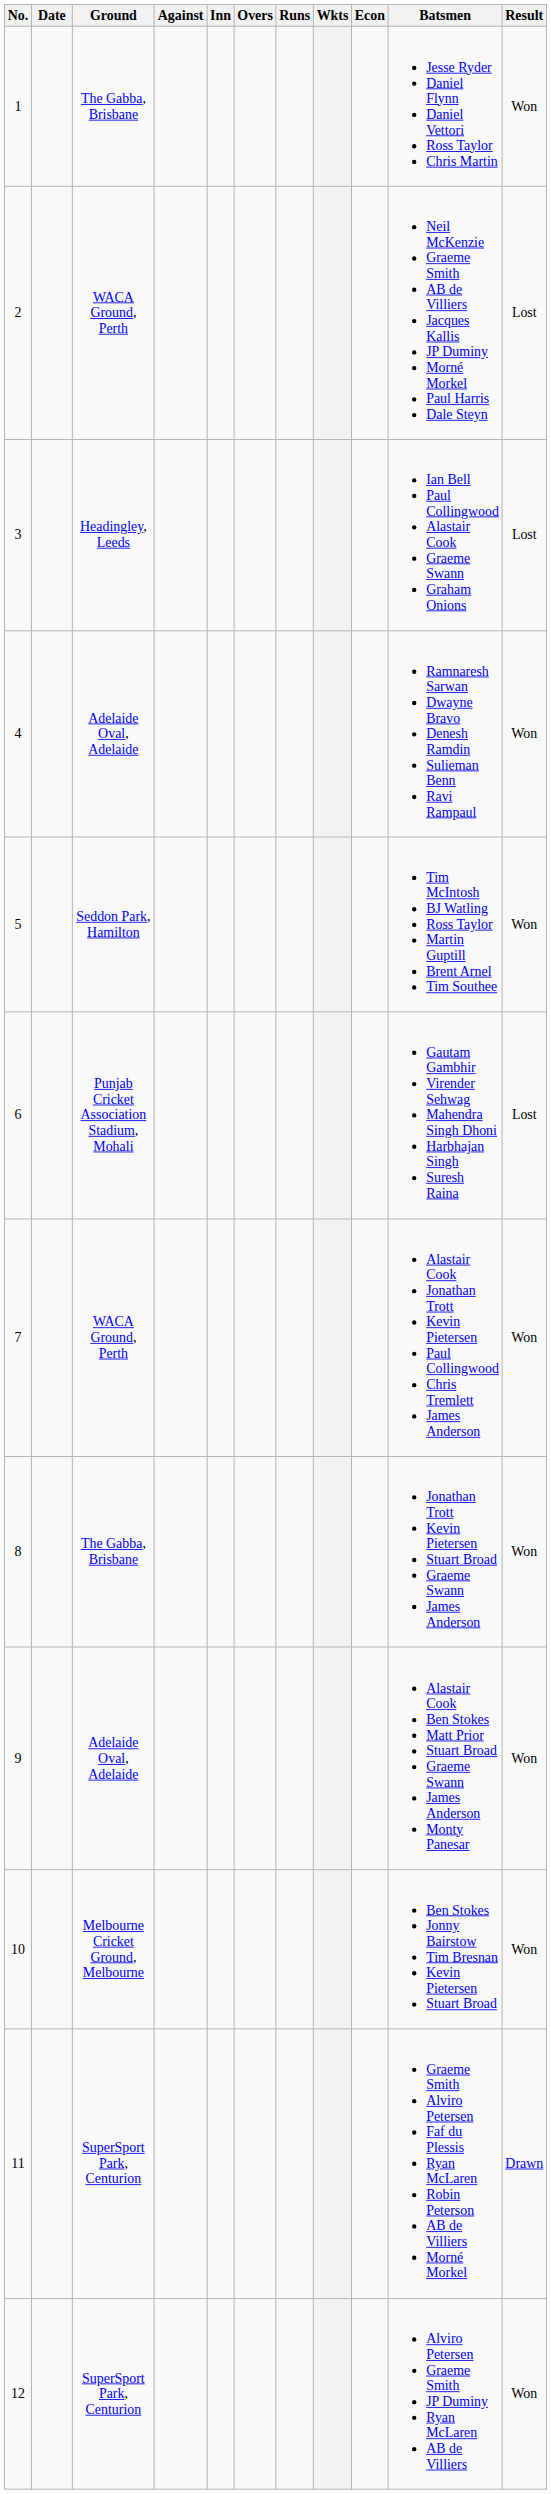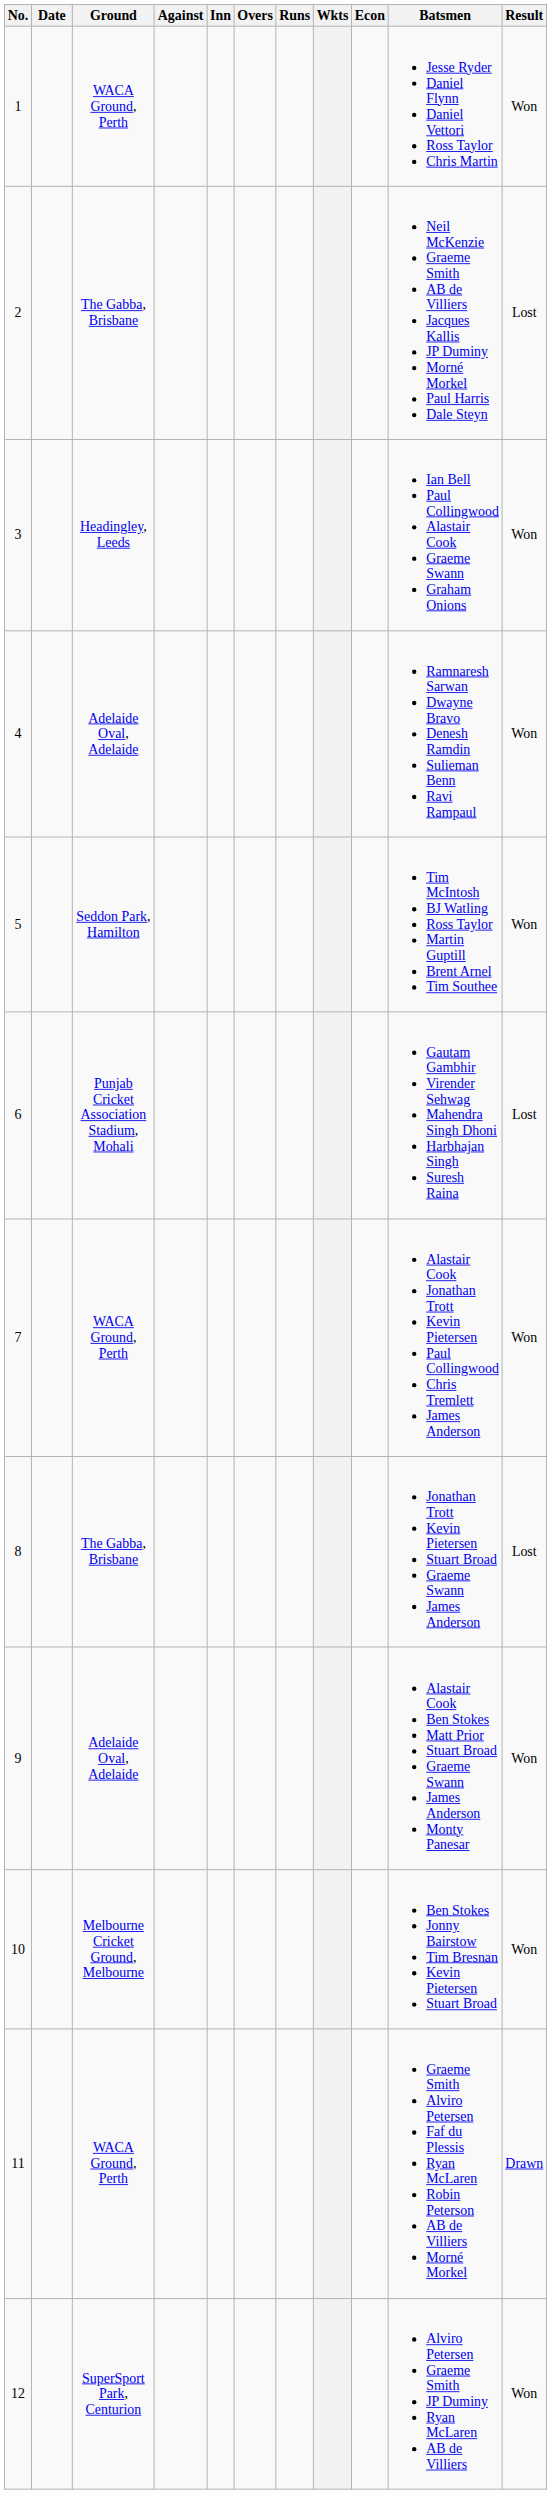(113, 106) The Gabba, Brisbane -> (113, 106) WACA Ground, Perth
(113, 312) WACA Ground, Perth -> (113, 312) The Gabba, Brisbane
(524, 535) Lost -> (524, 535) Won
(524, 1551) Won -> (524, 1551) Lost
(113, 2163) SuperSport Park, Centurion -> (113, 2163) WACA Ground, Perth
